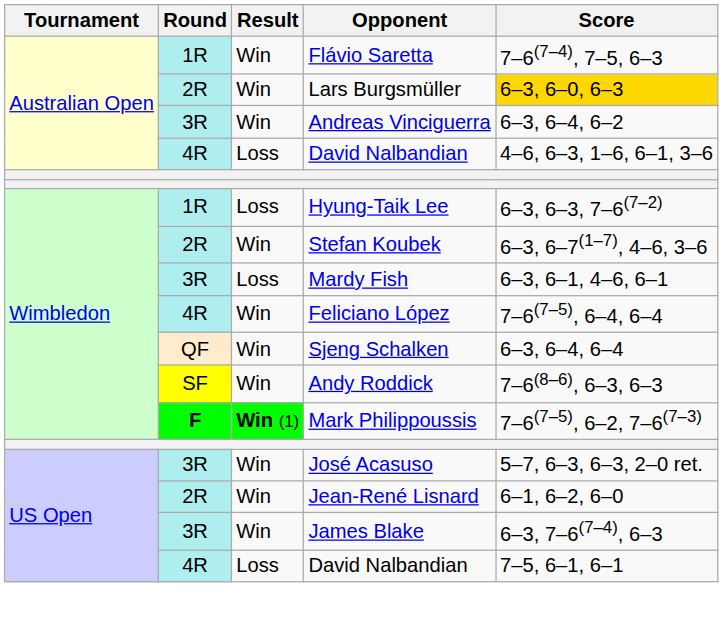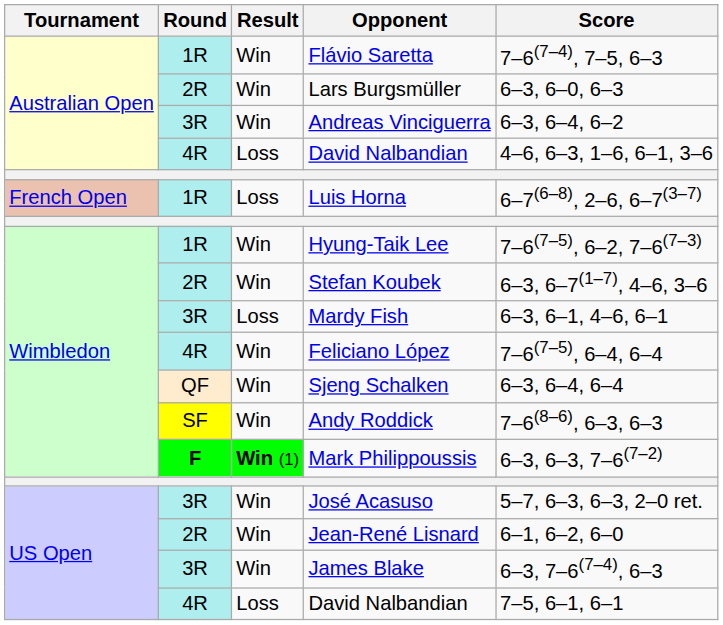(562, 89) gold background -> (562, 89) no background
+ row: (68, 197)
(258, 207) Loss -> (254, 244) Win
(581, 207) 6–3, 6–3, 7–6(7–2) -> (601, 244) 7–6(7–5), 6–2, 7–6(7–3)
(601, 420) 7–6(7–5), 6–2, 7–6(7–3) -> (581, 458) 6–3, 6–3, 7–6(7–2)
